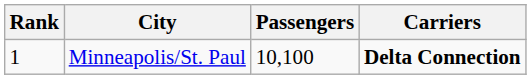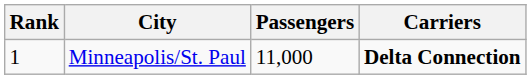(285, 56) 10,100 -> (284, 56) 11,000
